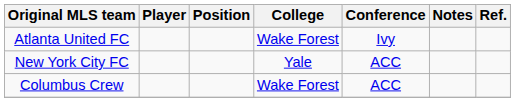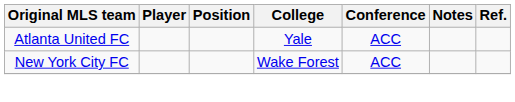(298, 39) Wake Forest -> (298, 39) Yale
(386, 39) Ivy -> (386, 39) ACC
(298, 62) Yale -> (298, 62) Wake Forest
- row: (72, 85)
